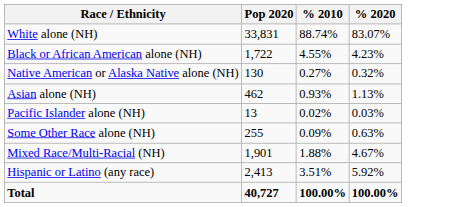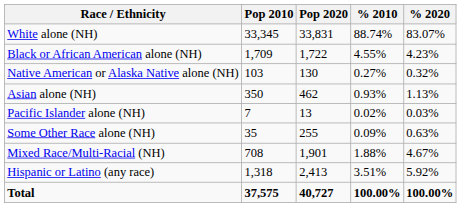+ column: (269, 14)
